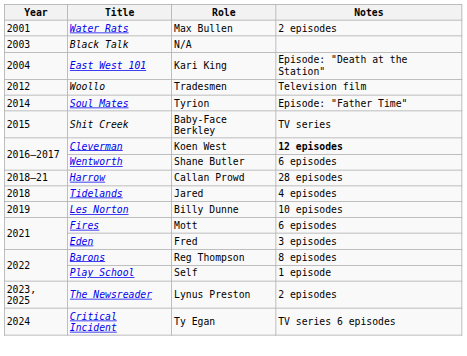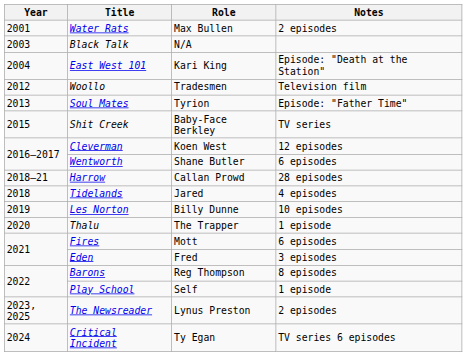(18, 103) 2014 -> (18, 103) 2013
(311, 146) bold -> (311, 146) normal
+ row: (85, 226)
